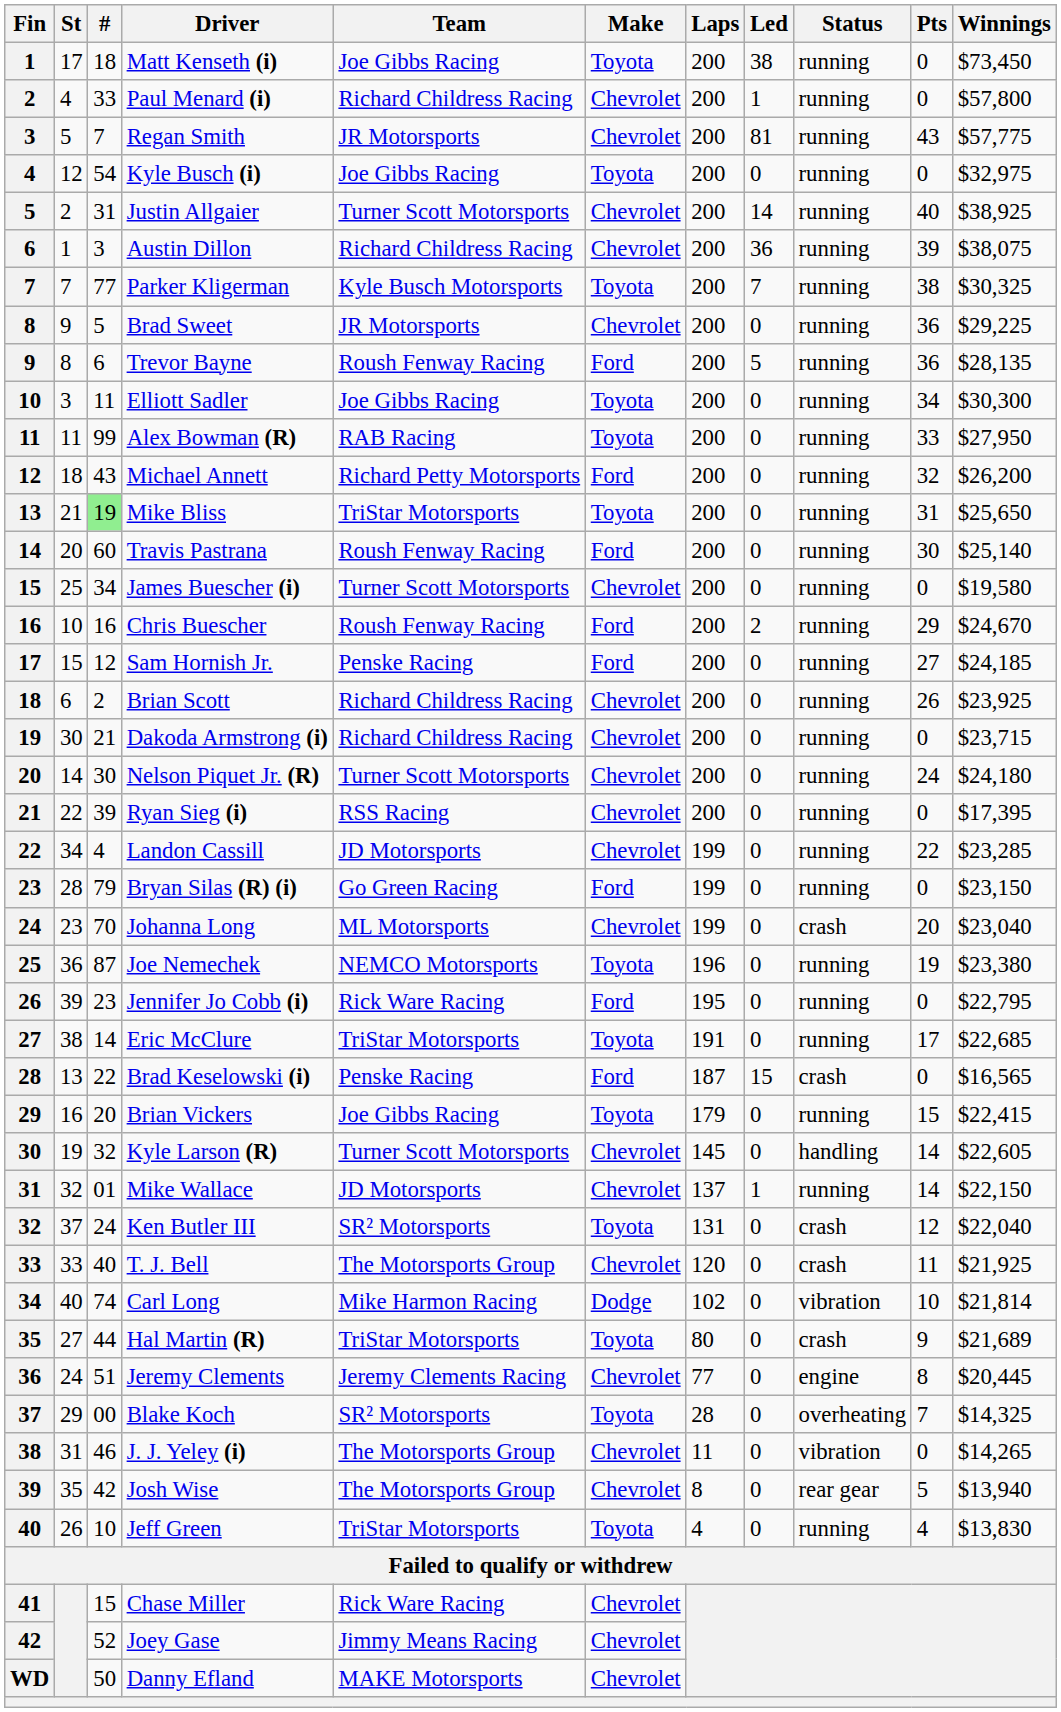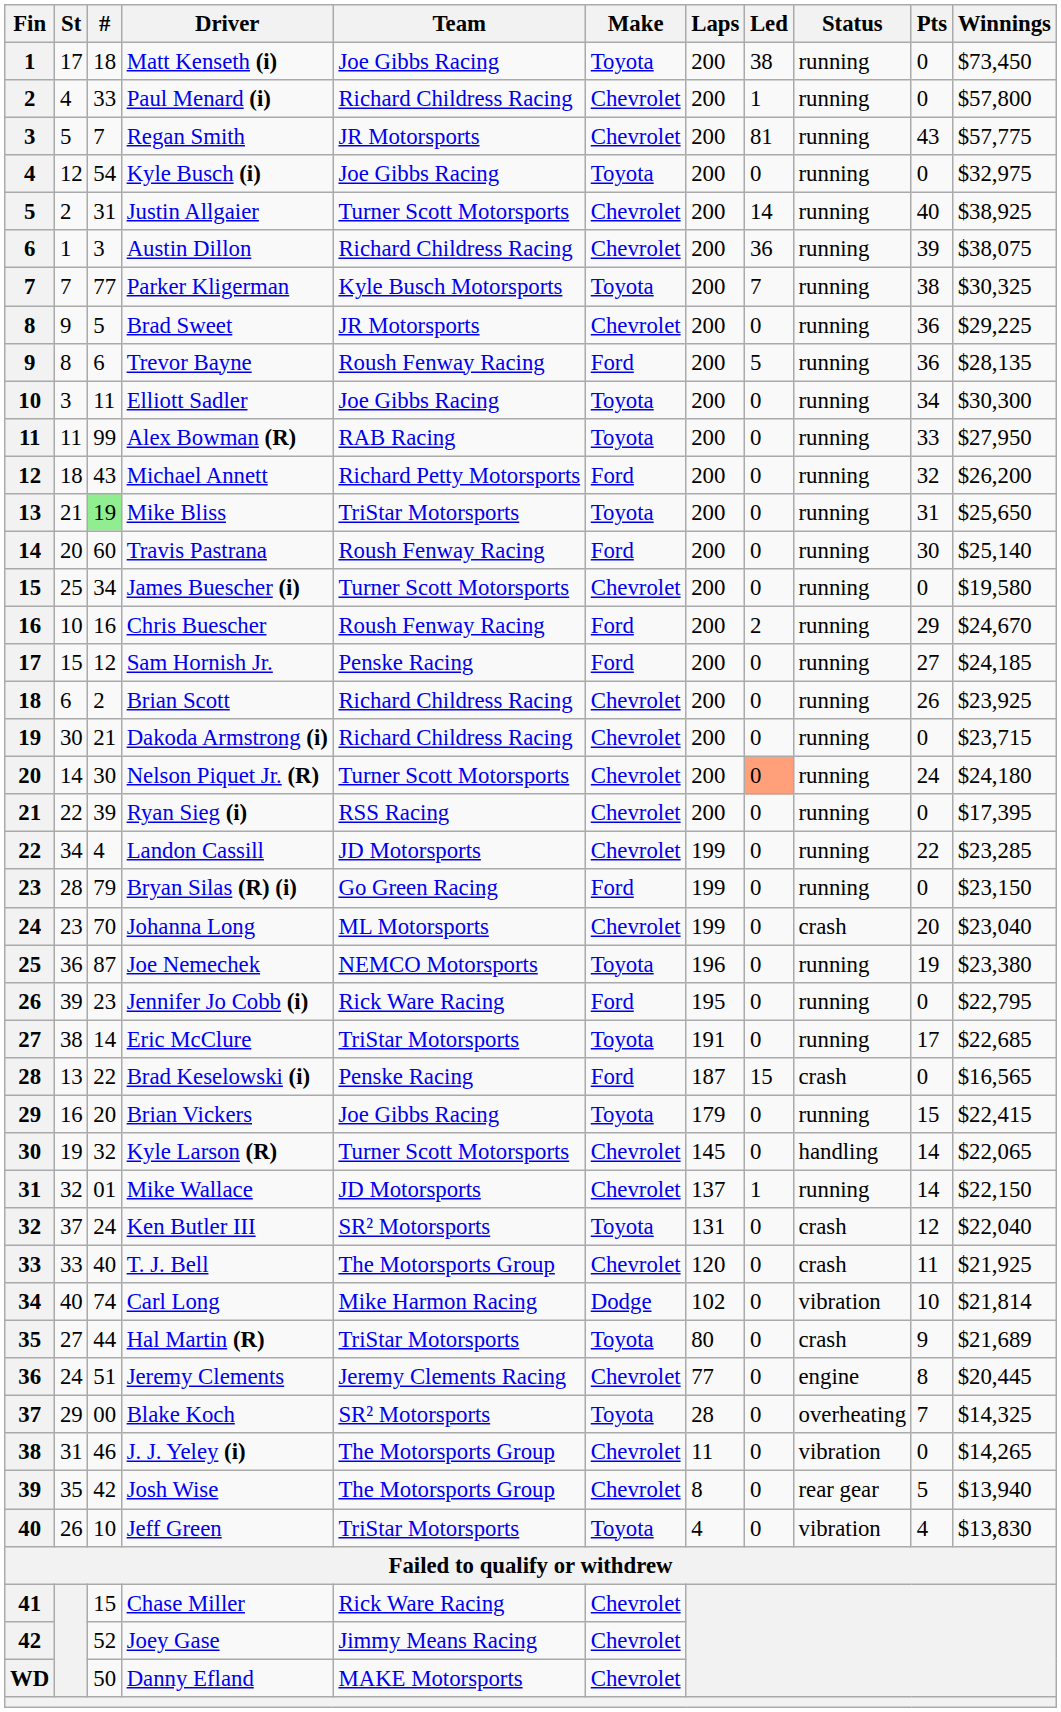(756, 775) no background -> (756, 775) lightsalmon background
(995, 1151) $22,605 -> (995, 1151) $22,065
(834, 1527) running -> (840, 1527) vibration
